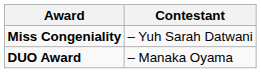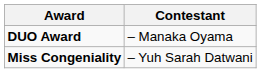rows swapped: (64, 36) <-> (44, 58)
